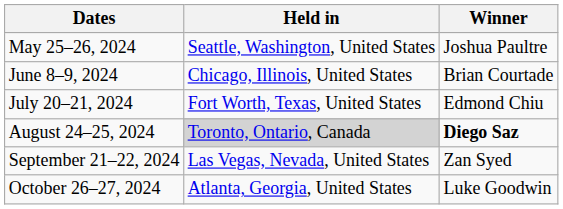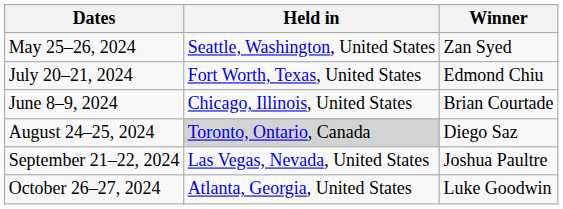(496, 47) Joshua Paultre -> (478, 47) Zan Syed
rows swapped: (63, 75) <-> (71, 103)
(481, 132) bold -> (481, 132) normal
(478, 160) Zan Syed -> (496, 160) Joshua Paultre
